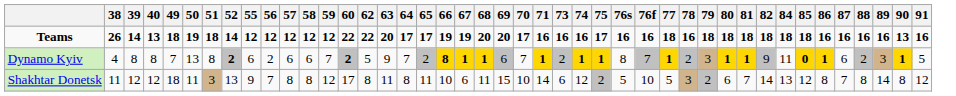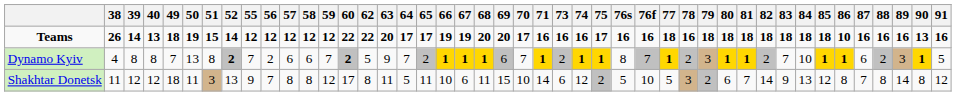+ column: (786, 15)
(212, 36) 18 -> (212, 36) 15
(825, 36) 16 -> (844, 36) 10
(251, 58) 6 -> (251, 58) 7
(445, 58) 8 -> (445, 58) 1
(766, 58) 9 -> (766, 58) 2
(786, 58) 11 -> (805, 58) 10
(805, 58) 0 -> (825, 58) 1
(406, 80) 8 -> (406, 80) 5
